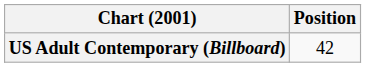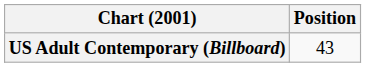(325, 47) 42 -> (325, 47) 43
